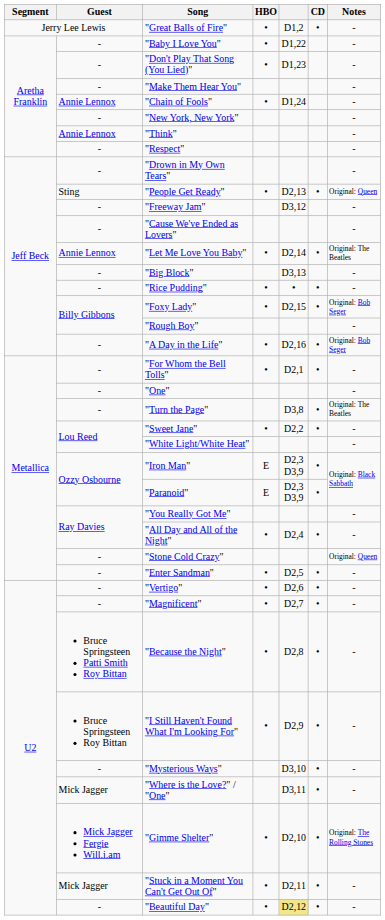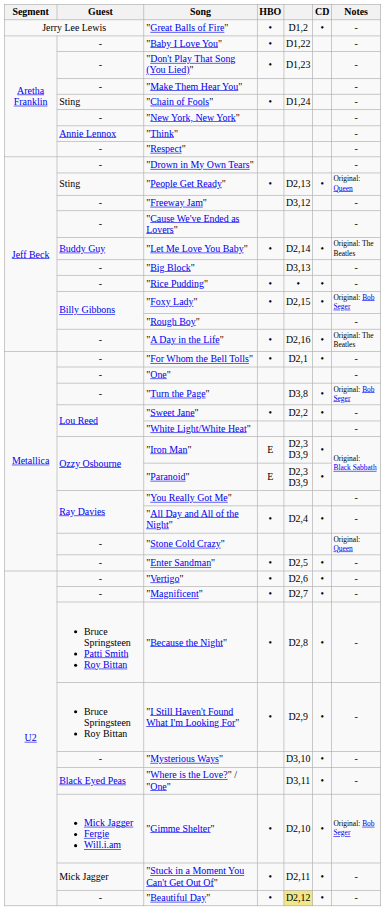(87, 102) Annie Lennox -> (70, 102) Sting
(87, 253) Annie Lennox -> (82, 248) Buddy Guy
(350, 345) Original: Bob Seger -> (353, 340) Original: The Beatles
(349, 409) Original: The Beatles -> (354, 394) Original: Bob Seger
(83, 790) Mick Jagger -> (93, 780) Black Eyed Peas
(351, 838) Original: The Rolling Stones -> (354, 828) Original: Bob Seger
